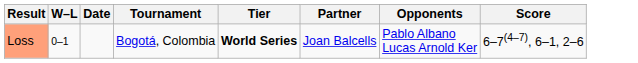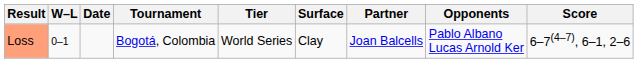+ column: (321, 14)
(259, 41) bold -> (257, 41) normal
